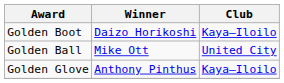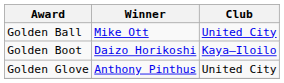rows swapped: (45, 51) <-> (45, 32)
(239, 69) Kaya–Iloilo -> (239, 69) United City
